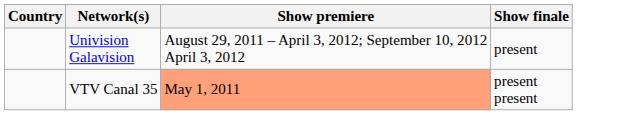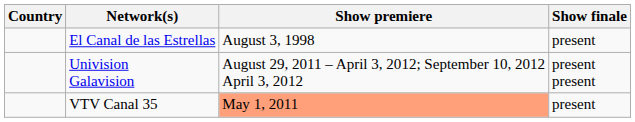+ row: (142, 40)
(516, 48) present -> (574, 72) present present
(516, 89) present present -> (574, 104) present
